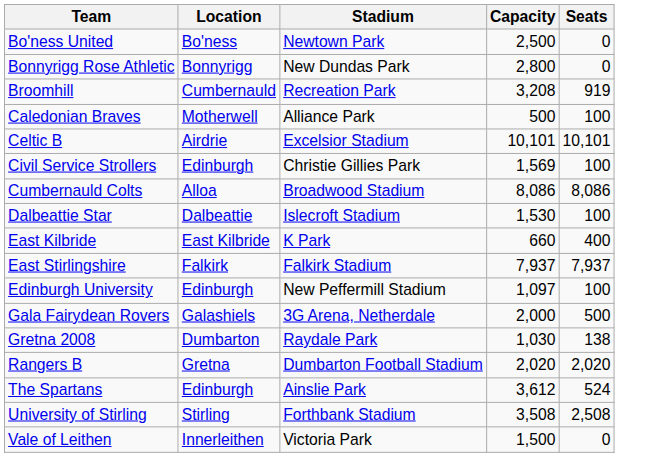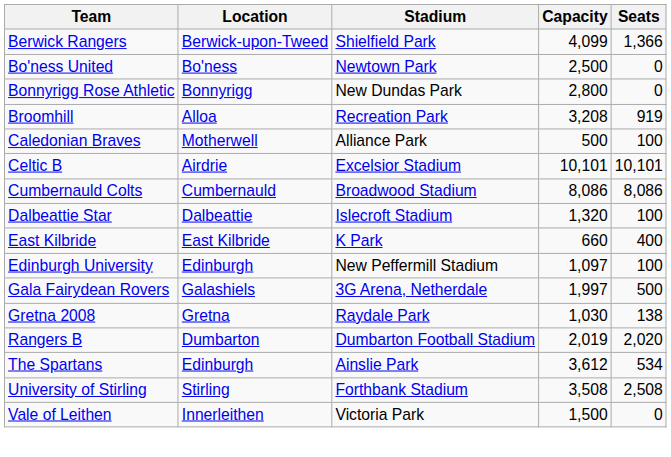+ row: (67, 41)
(229, 91) Cumbernauld -> (199, 116) Alloa
- row: (82, 166)
(199, 191) Alloa -> (229, 191) Cumbernauld
(536, 215) 1,530 -> (588, 215) 1,320
- row: (67, 265)
(536, 315) 2,000 -> (588, 290) 1,997
(221, 340) Dumbarton -> (206, 315) Gretna
(206, 365) Gretna -> (221, 340) Dumbarton
(536, 365) 2,020 -> (588, 340) 2,019
(597, 389) 524 -> (650, 365) 534
